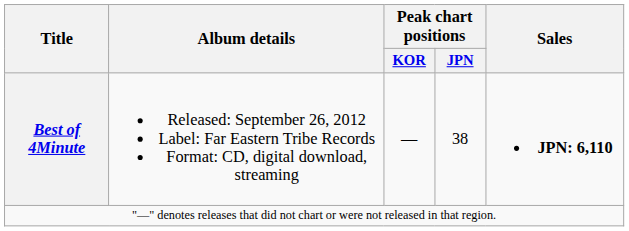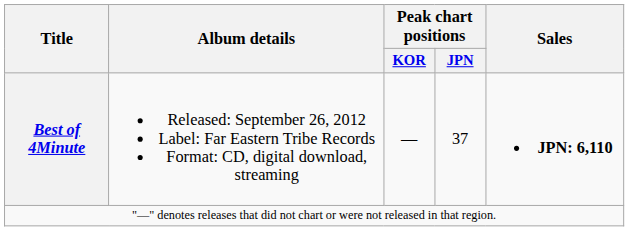(460, 138) 38 -> (460, 138) 37
